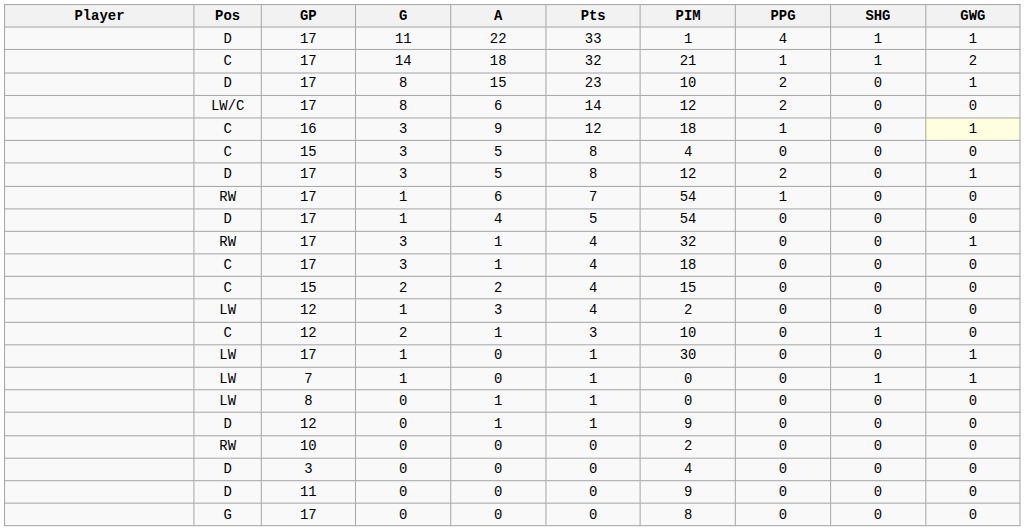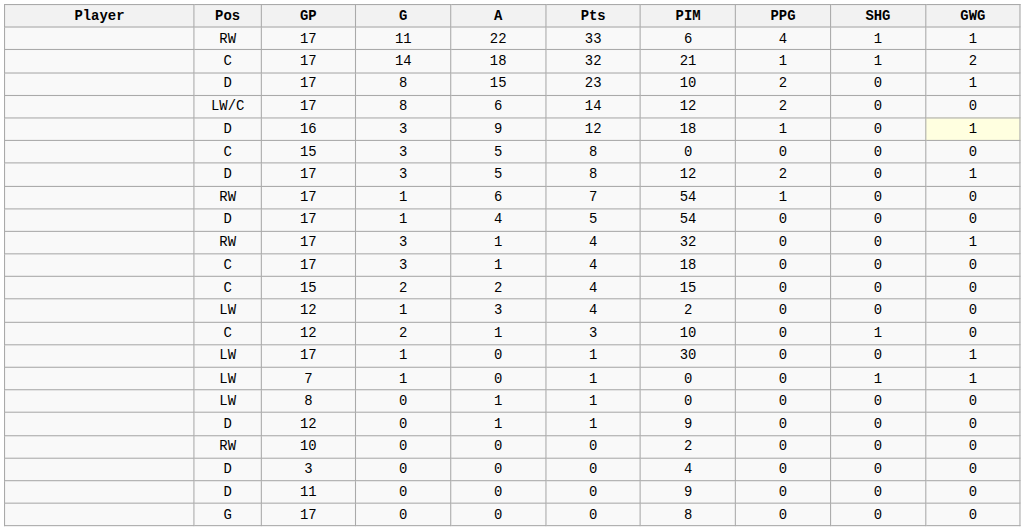(228, 39) D -> (228, 39) RW
(688, 39) 1 -> (688, 39) 6
(228, 129) C -> (228, 129) D
(688, 152) 4 -> (688, 152) 0
